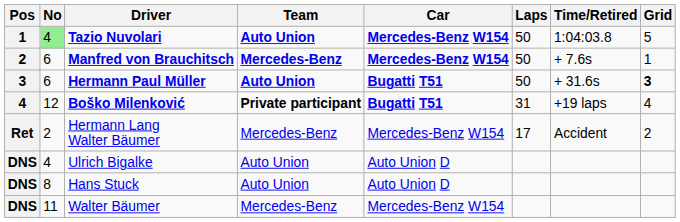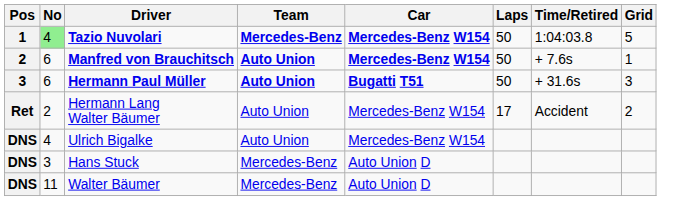(278, 37) Auto Union -> (291, 37) Mercedes-Benz
(291, 59) Mercedes-Benz -> (278, 59) Auto Union
(648, 81) bold -> (628, 81) normal
- row: (127, 103)
(289, 133) Mercedes-Benz -> (275, 111) Auto Union
(409, 162) Auto Union D -> (417, 141) Mercedes-Benz W154
(47, 184) 8 -> (47, 162) 3
(275, 184) Auto Union -> (289, 162) Mercedes-Benz
(436, 206) Mercedes-Benz W154 -> (389, 184) Auto Union D
